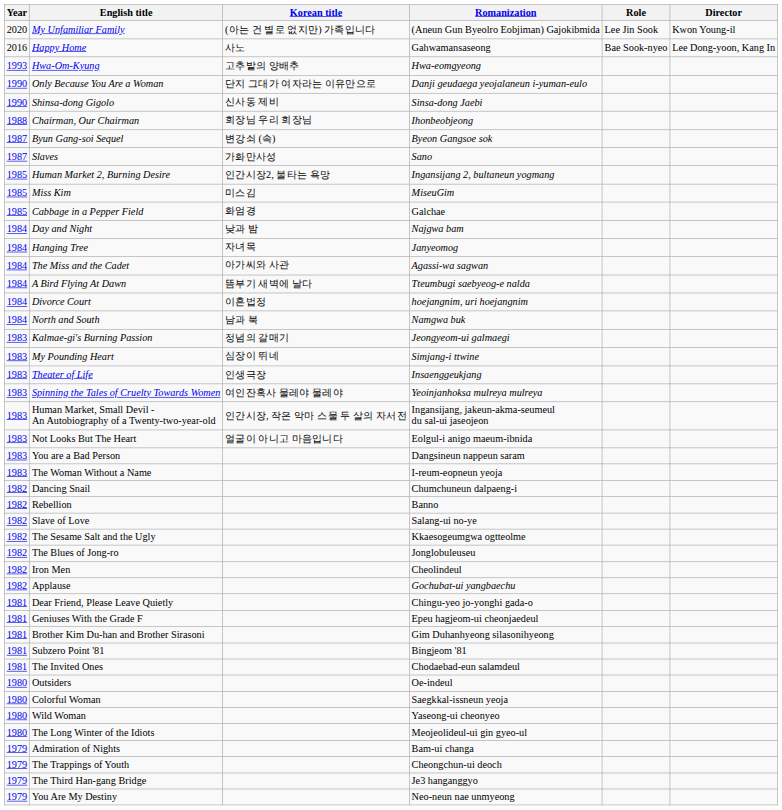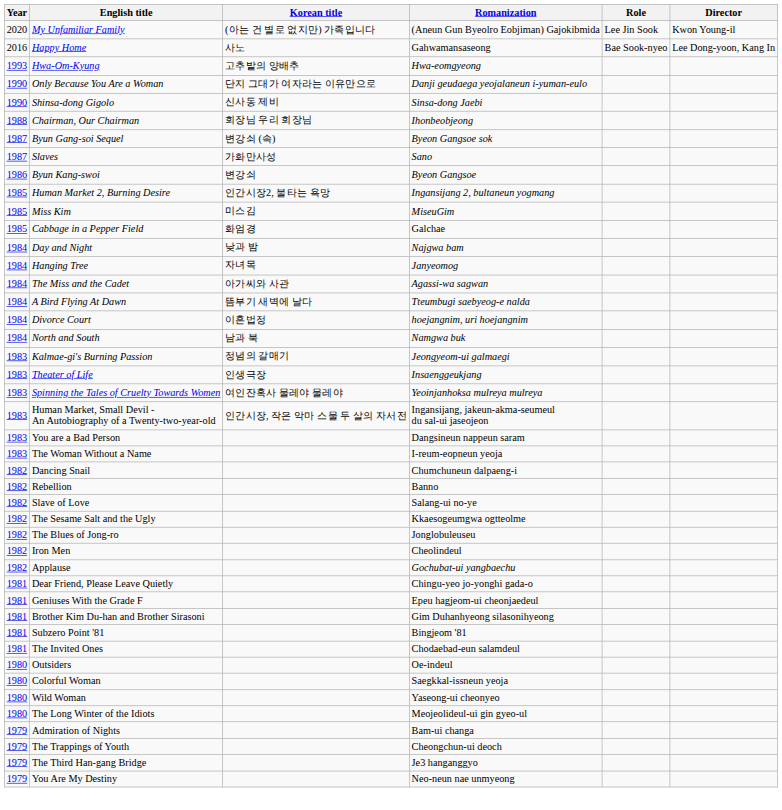+ row: (66, 175)
- row: (73, 356)
- row: (84, 438)
